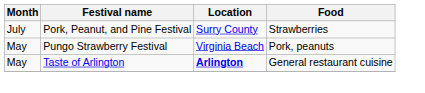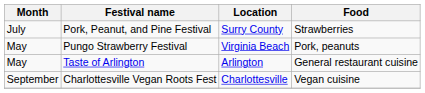(220, 63) bold -> (242, 63) normal
+ row: (140, 79)
